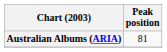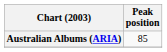(143, 39) 81 -> (143, 39) 85
